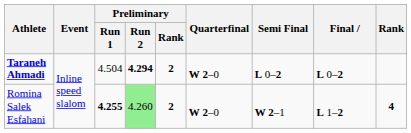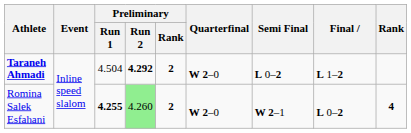(140, 69) 4.294 -> (140, 69) 4.292
(330, 75) L 0–2 -> (330, 75) L 1–2
(330, 113) L 1–2 -> (330, 113) L 0–2
